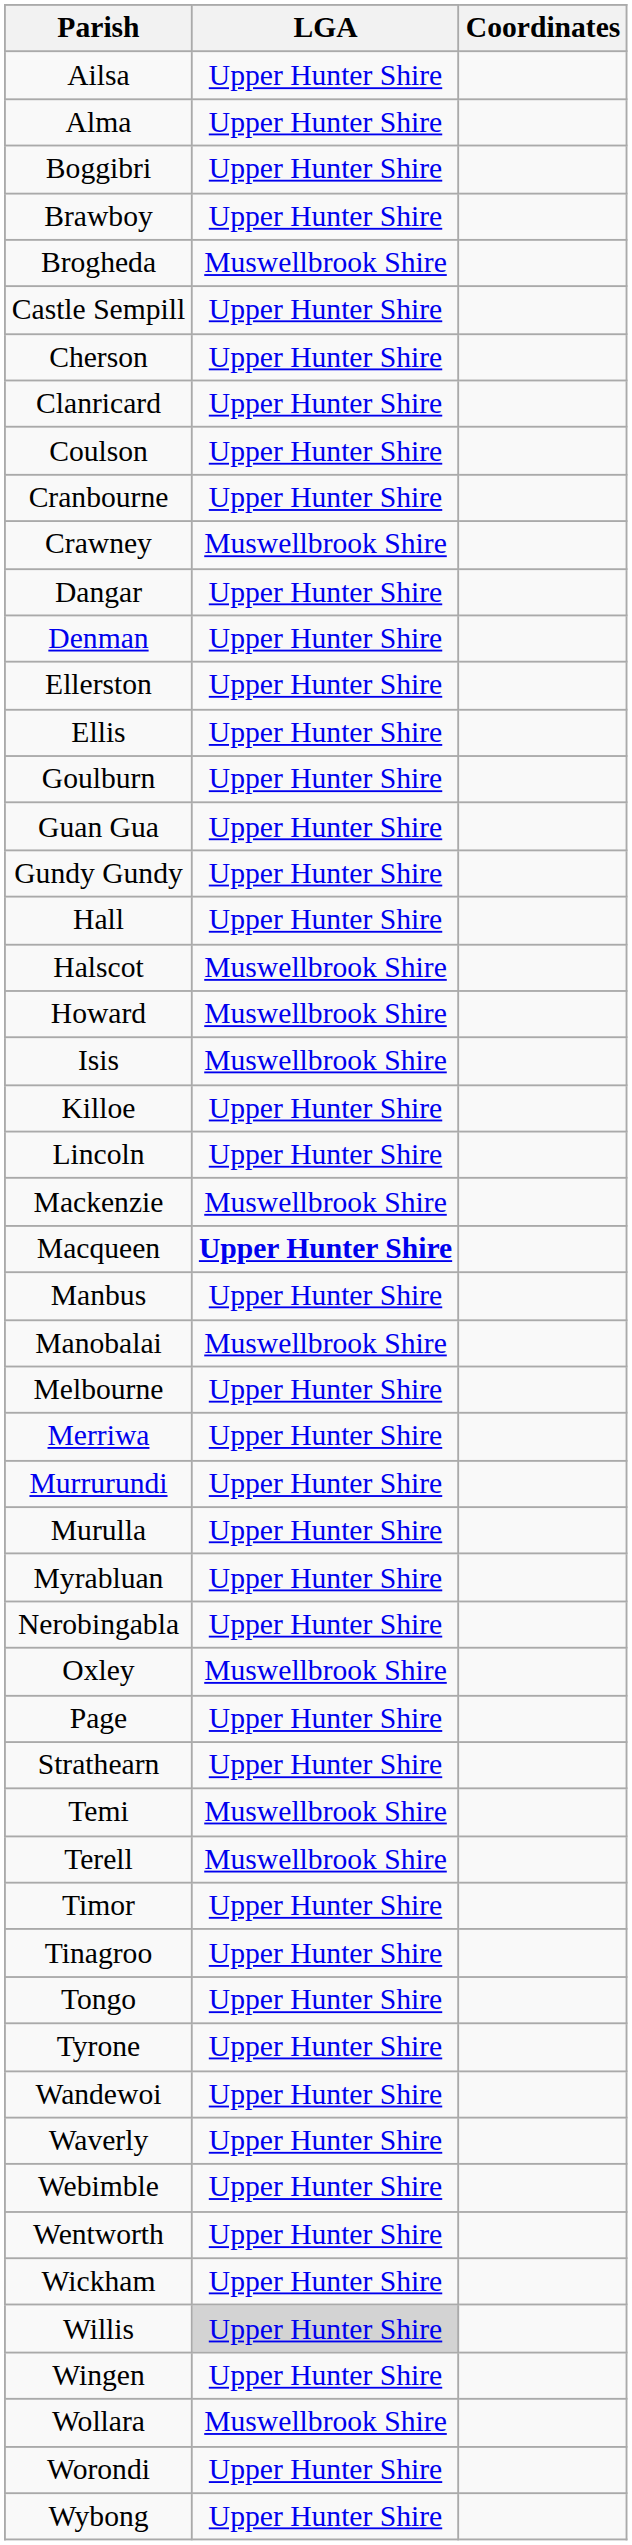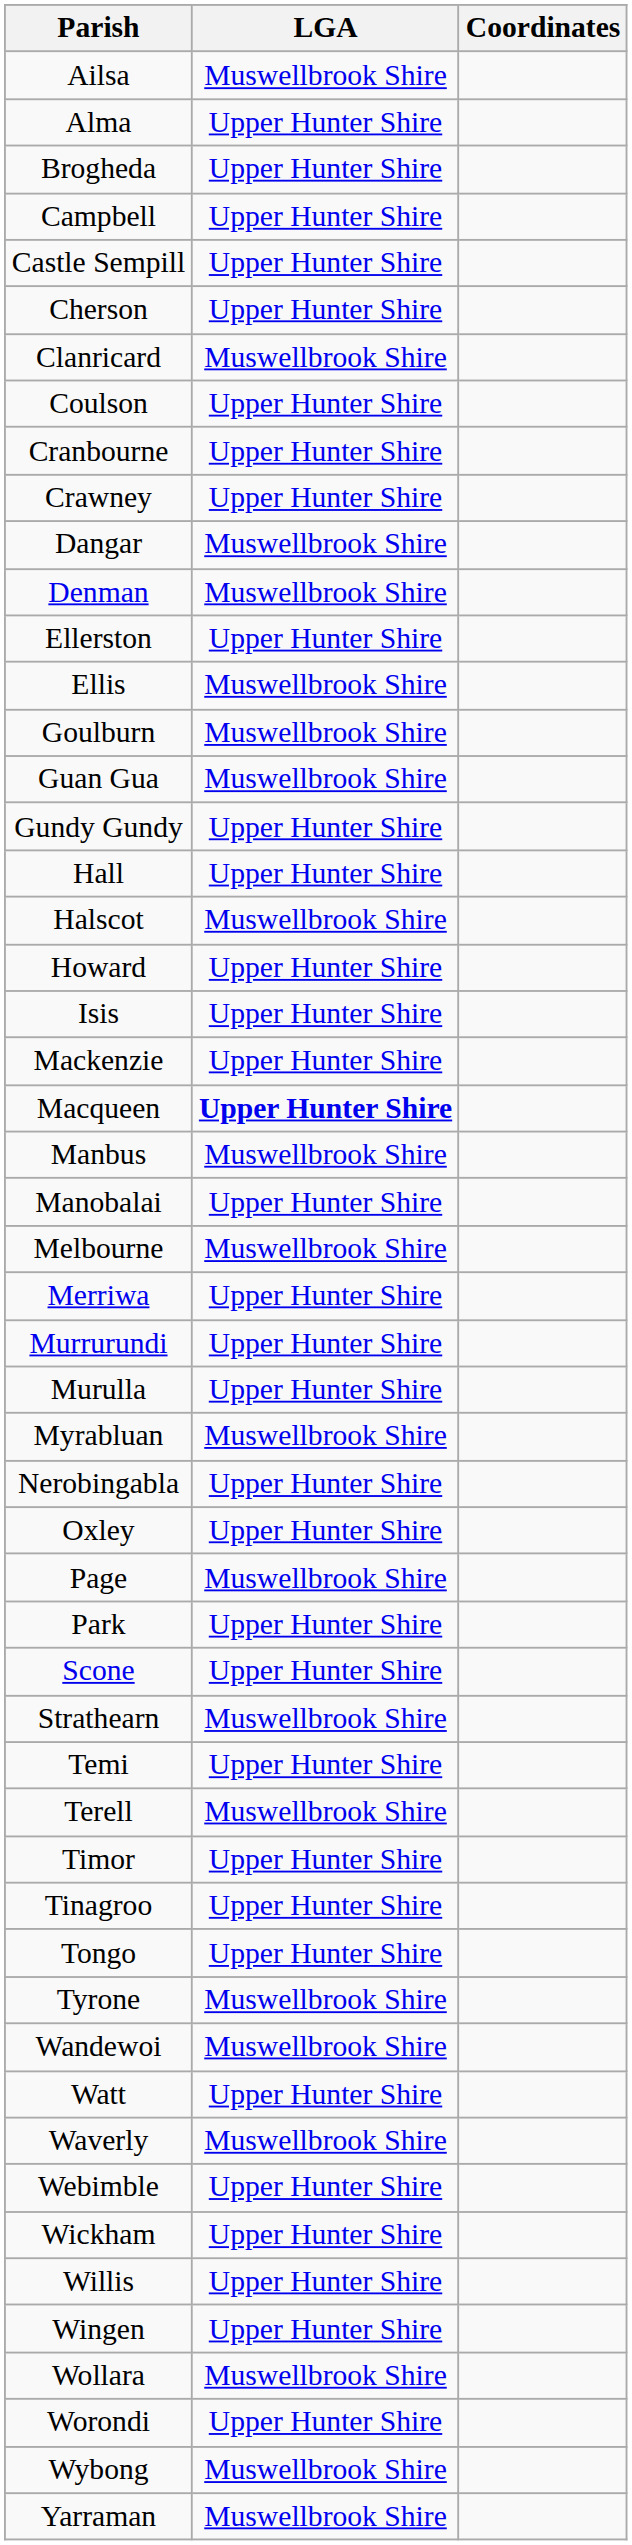(326, 74) Upper Hunter Shire -> (326, 74) Muswellbrook Shire
- row: (98, 168)
- row: (98, 215)
(326, 262) Muswellbrook Shire -> (326, 168) Upper Hunter Shire
+ row: (98, 215)
(326, 403) Upper Hunter Shire -> (326, 356) Muswellbrook Shire
(326, 544) Muswellbrook Shire -> (326, 497) Upper Hunter Shire
(326, 591) Upper Hunter Shire -> (326, 544) Muswellbrook Shire
(326, 638) Upper Hunter Shire -> (326, 591) Muswellbrook Shire
(326, 732) Upper Hunter Shire -> (326, 685) Muswellbrook Shire
(326, 779) Upper Hunter Shire -> (326, 732) Muswellbrook Shire
(326, 826) Upper Hunter Shire -> (326, 779) Muswellbrook Shire
(326, 1013) Muswellbrook Shire -> (326, 966) Upper Hunter Shire
(326, 1060) Muswellbrook Shire -> (326, 1013) Upper Hunter Shire
- row: (98, 1107)
- row: (98, 1154)
(326, 1201) Muswellbrook Shire -> (326, 1060) Upper Hunter Shire
(326, 1295) Upper Hunter Shire -> (326, 1154) Muswellbrook Shire
(326, 1342) Muswellbrook Shire -> (326, 1201) Upper Hunter Shire
(326, 1389) Upper Hunter Shire -> (326, 1248) Muswellbrook Shire
(326, 1577) Upper Hunter Shire -> (326, 1436) Muswellbrook Shire
(326, 1671) Muswellbrook Shire -> (326, 1530) Upper Hunter Shire
(326, 1717) Upper Hunter Shire -> (326, 1577) Muswellbrook Shire
+ row: (98, 1624)
+ row: (98, 1671)
(326, 1764) Upper Hunter Shire -> (326, 1717) Muswellbrook Shire
(326, 1811) Muswellbrook Shire -> (326, 1764) Upper Hunter Shire
(326, 2046) Upper Hunter Shire -> (326, 1999) Muswellbrook Shire
(326, 2093) Upper Hunter Shire -> (326, 2046) Muswellbrook Shire
+ row: (98, 2093)
(326, 2140) Upper Hunter Shire -> (326, 2140) Muswellbrook Shire
- row: (98, 2234)
(326, 2328) lightgrey background -> (326, 2281) no background
(326, 2515) Upper Hunter Shire -> (326, 2469) Muswellbrook Shire
+ row: (98, 2515)
